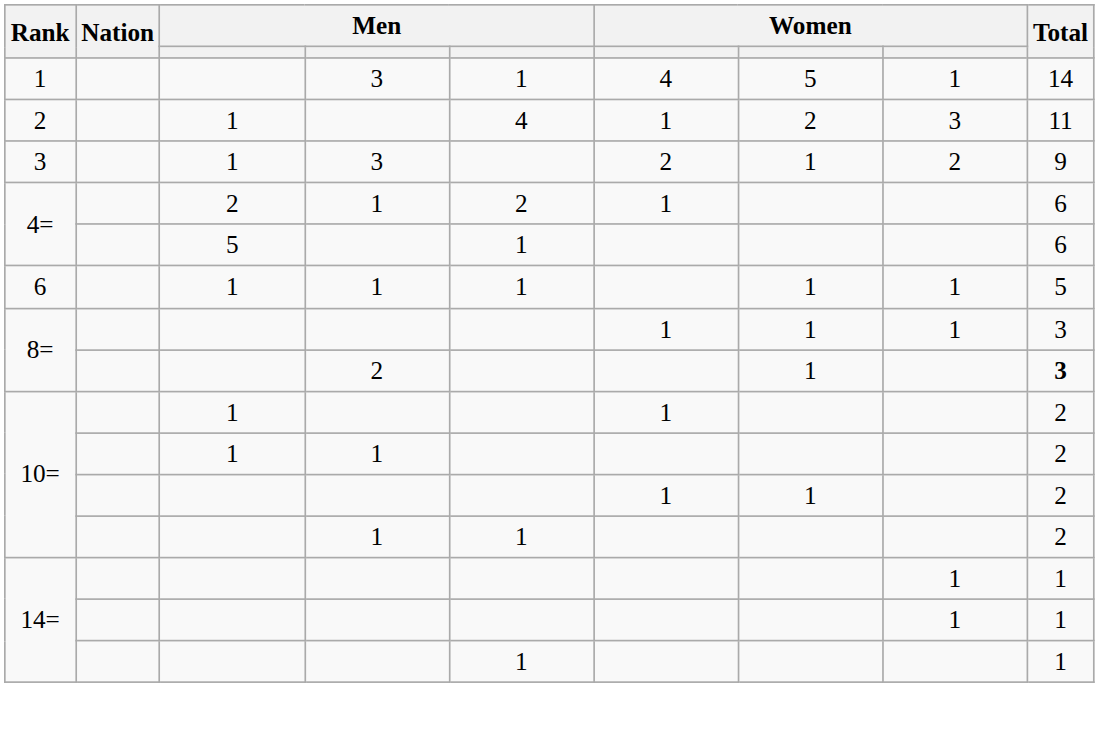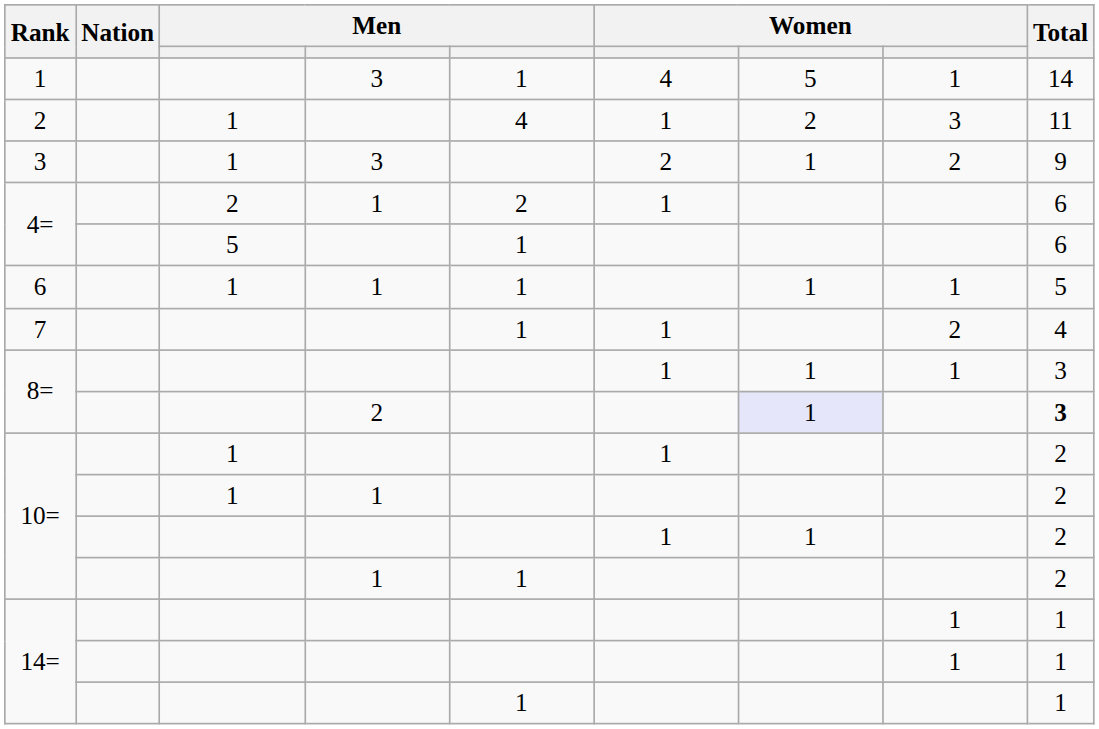+ row: (40, 328)
(810, 370) no background -> (810, 411) lavender background
